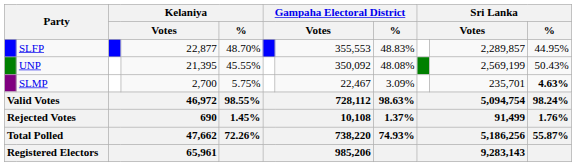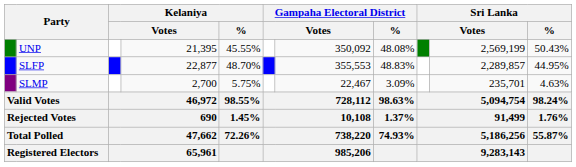rows swapped: (31, 48) <-> (30, 65)
(553, 83) bold -> (554, 83) normal
